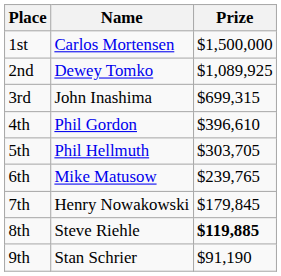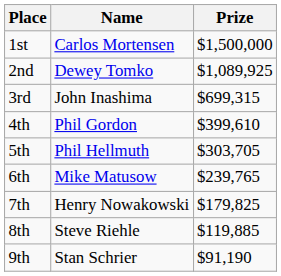(228, 124) $396,610 -> (228, 124) $399,610
(228, 204) $179,845 -> (228, 204) $179,825
(228, 230) bold -> (228, 230) normal
